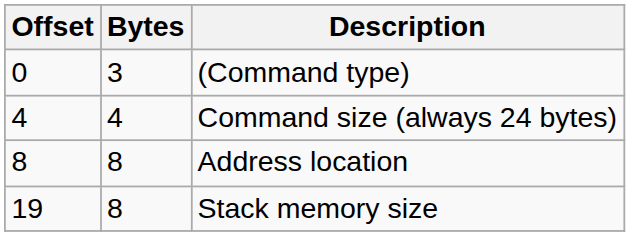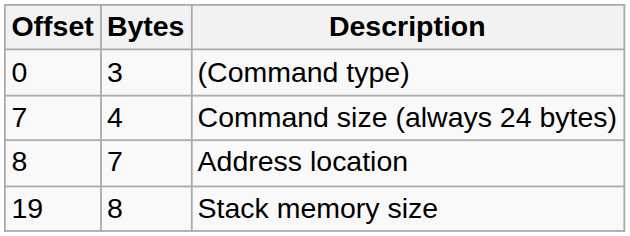(19, 117) 4 -> (19, 117) 7
(115, 162) 8 -> (115, 162) 7
